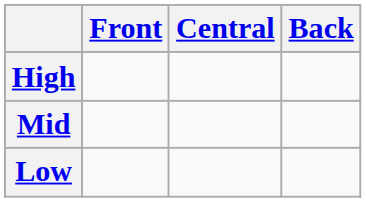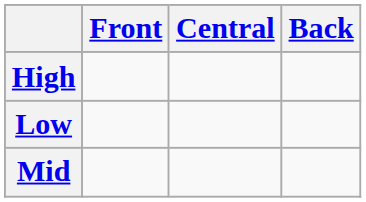rows swapped: (44, 123) <-> (44, 171)
